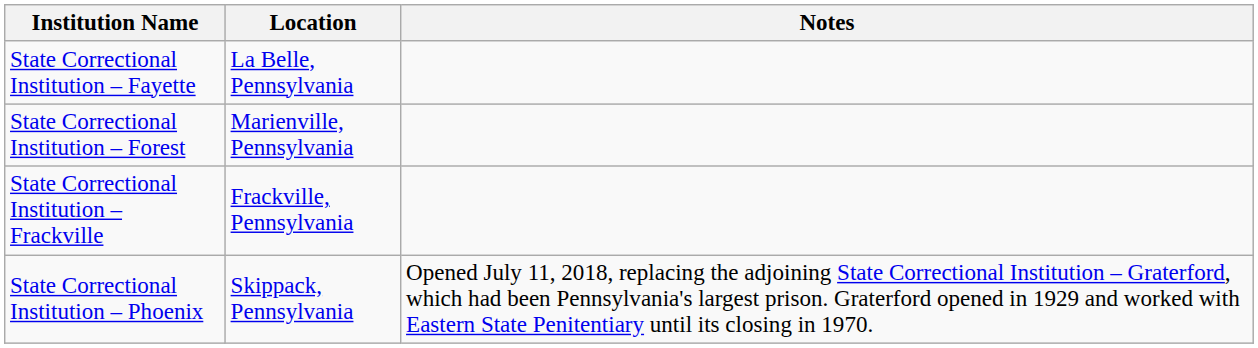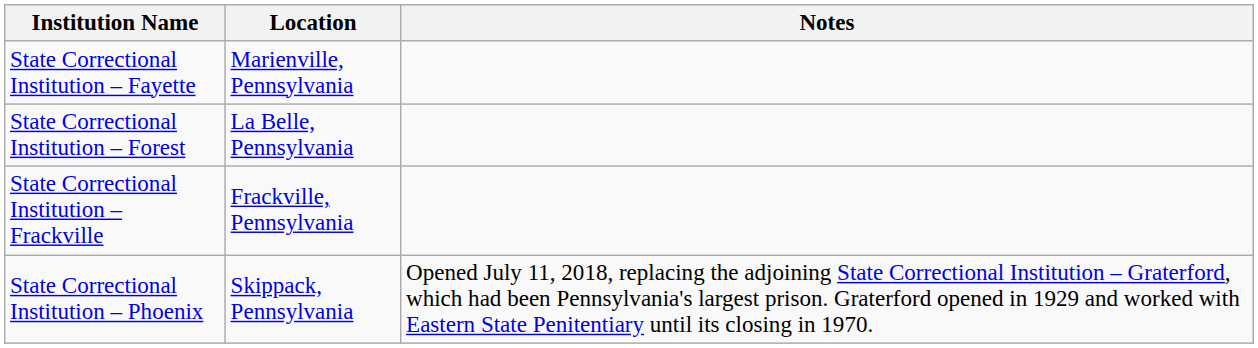(292, 72) La Belle, Pennsylvania -> (292, 72) Marienville, Pennsylvania
(292, 134) Marienville, Pennsylvania -> (292, 134) La Belle, Pennsylvania
